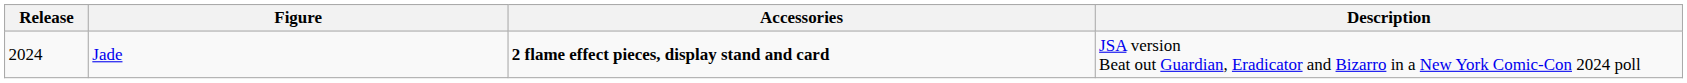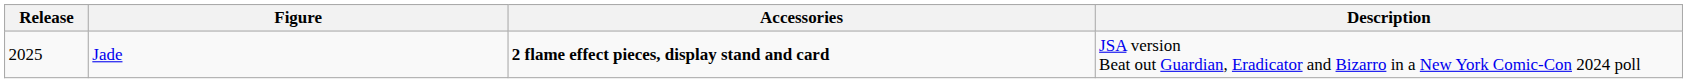(25, 54) 2024 -> (25, 54) 2025
